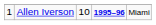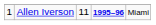(84, 12) 10 -> (84, 12) 11
